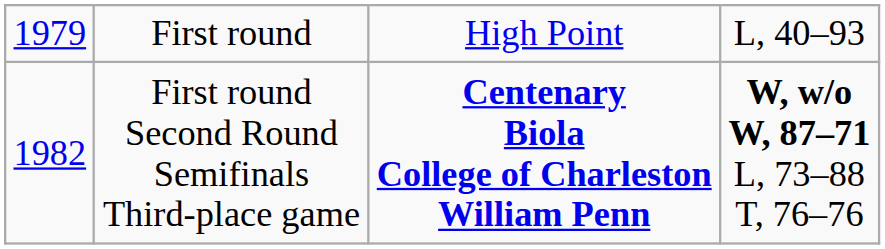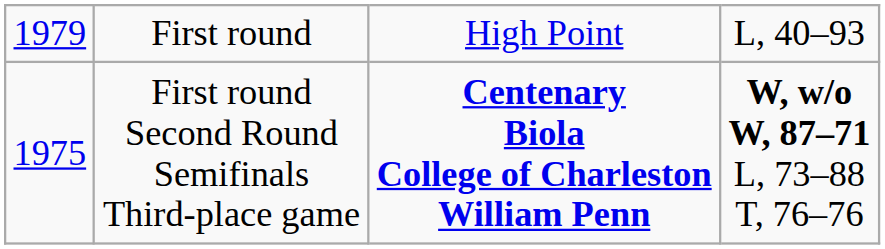(50, 152) 1982 -> (50, 152) 1975
